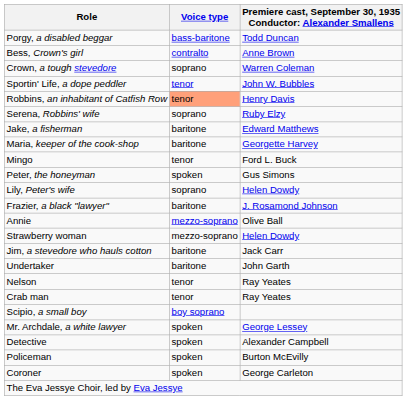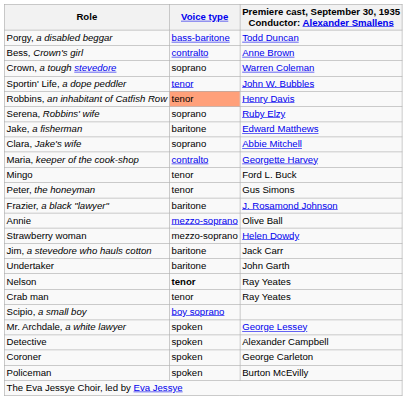+ row: (44, 144)
(189, 144) baritone -> (190, 159) contralto
(187, 175) spoken -> (183, 190) tenor
- row: (41, 190)
(183, 281) normal -> (184, 281) bold
rows swapped: (29, 357) <-> (24, 373)
